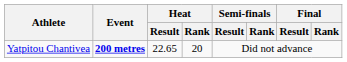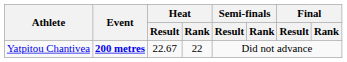(165, 49) 22.65 -> (165, 49) 22.67
(197, 49) 20 -> (197, 49) 22
